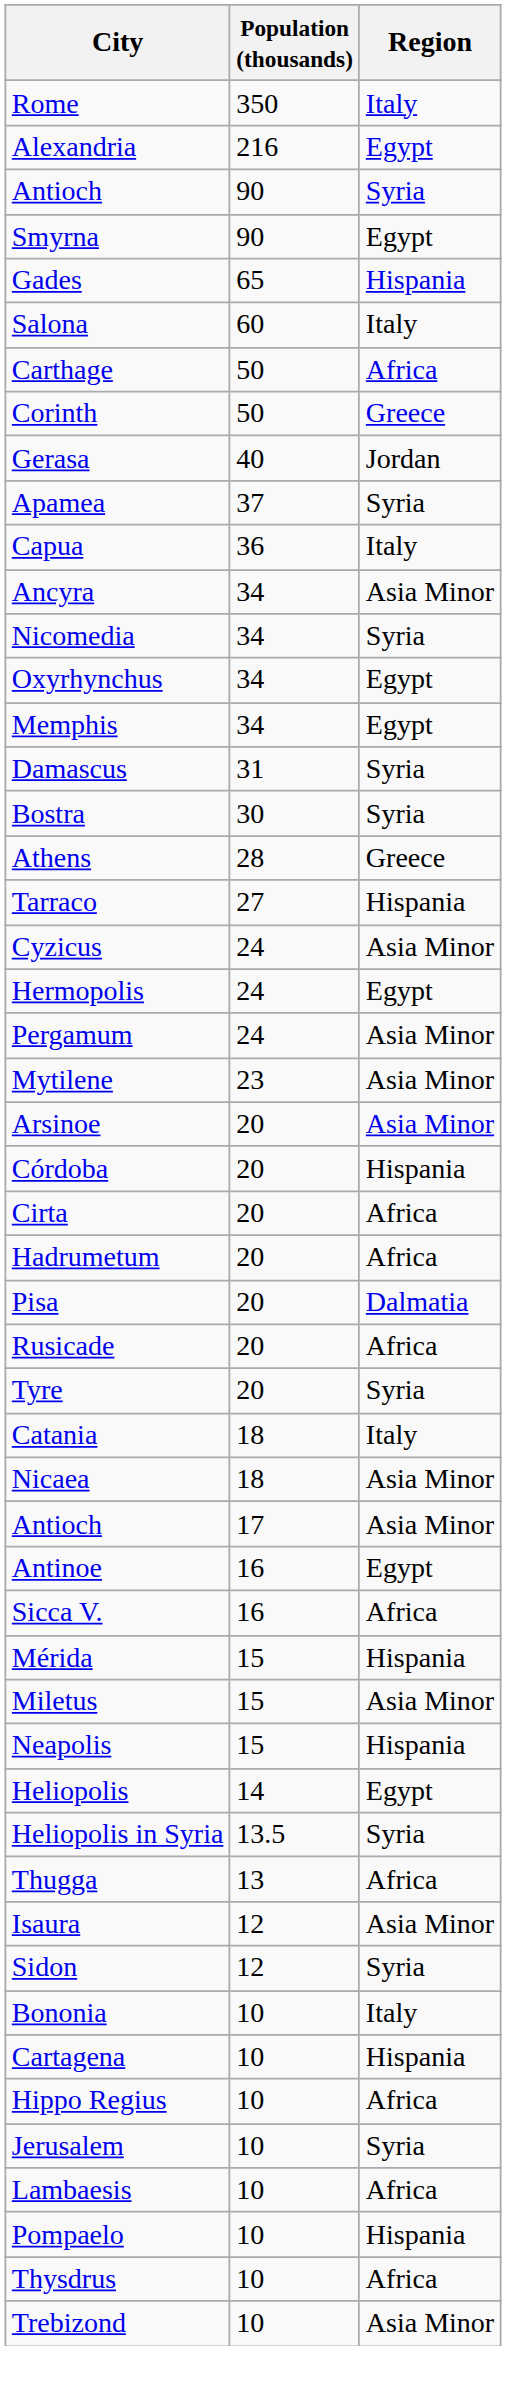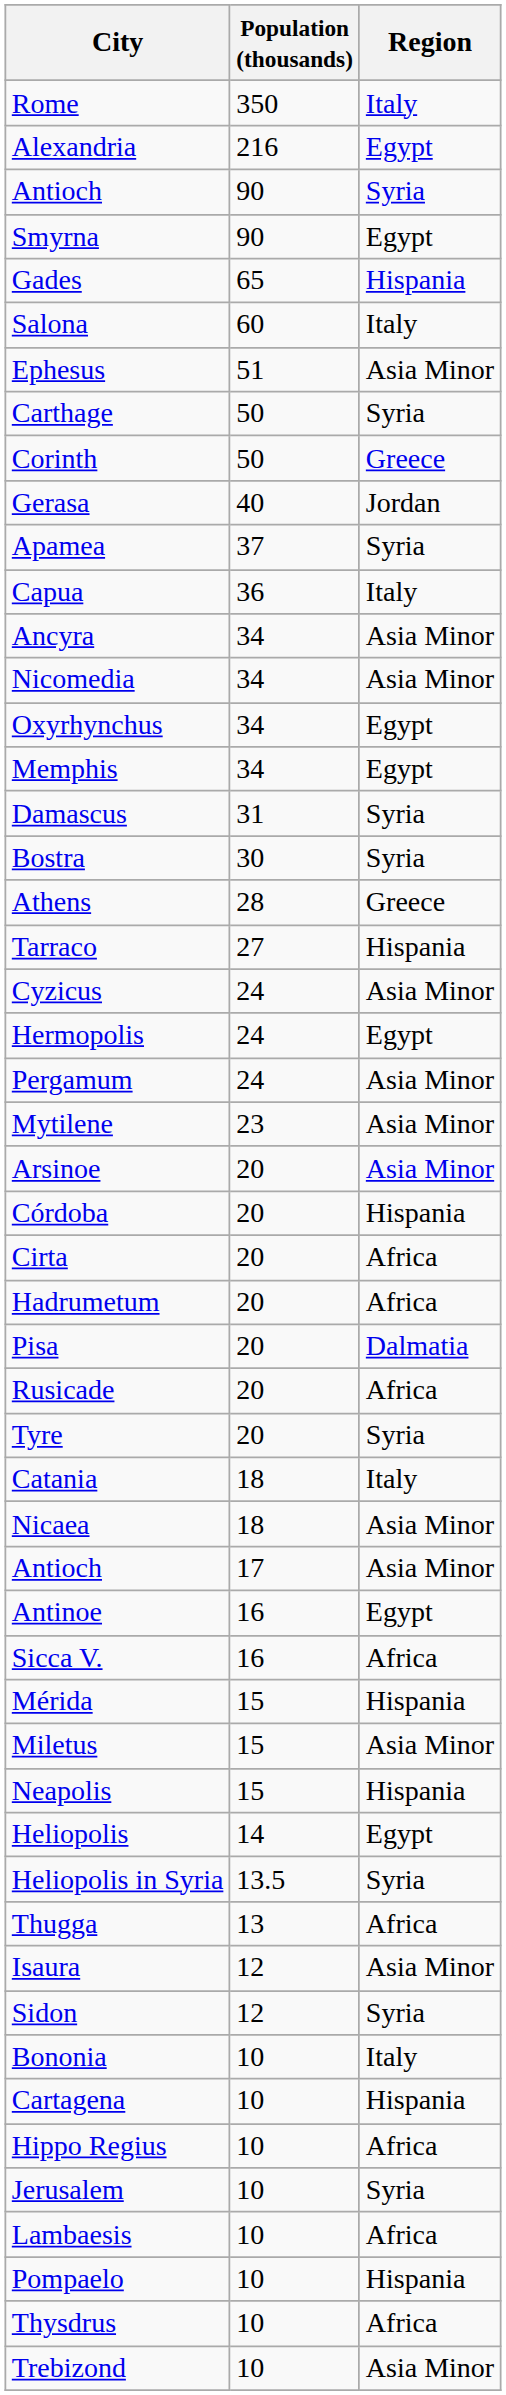+ row: (58, 369)
(402, 369) Africa -> (395, 413) Syria
(395, 635) Syria -> (430, 679) Asia Minor
